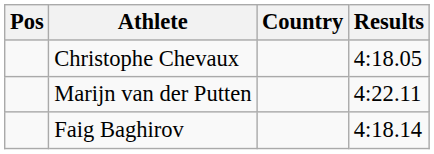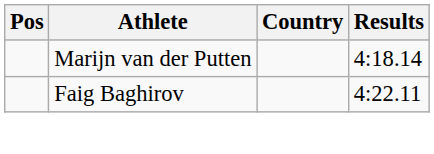- row: (147, 58)
(388, 93) 4:22.11 -> (388, 58) 4:18.14
(388, 129) 4:18.14 -> (388, 93) 4:22.11
